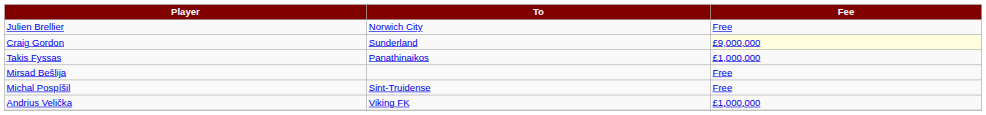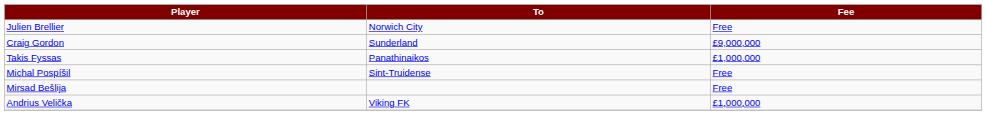(736, 42) lightyellow background -> (736, 42) no background
rows swapped: (36, 73) <-> (38, 88)
